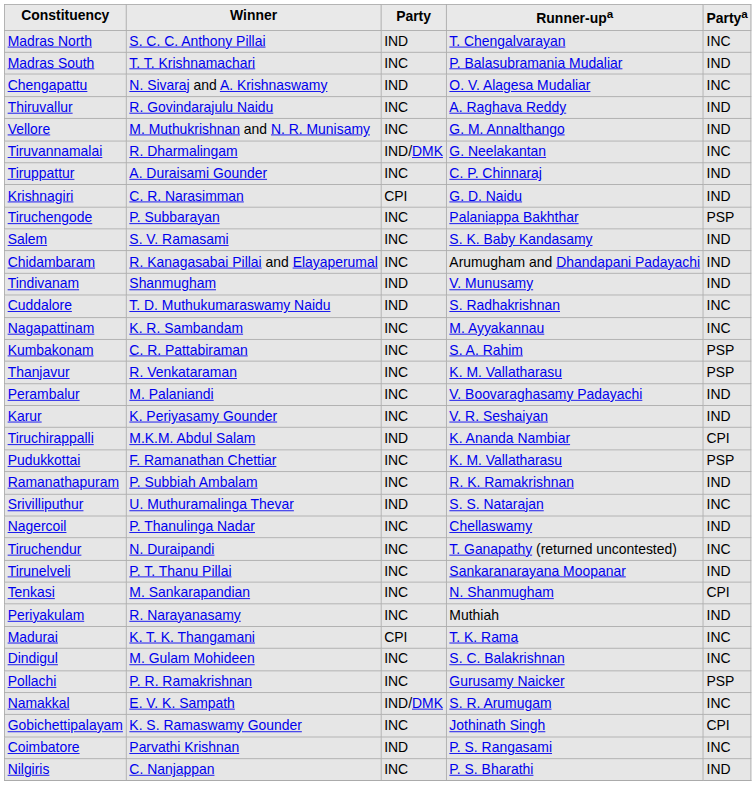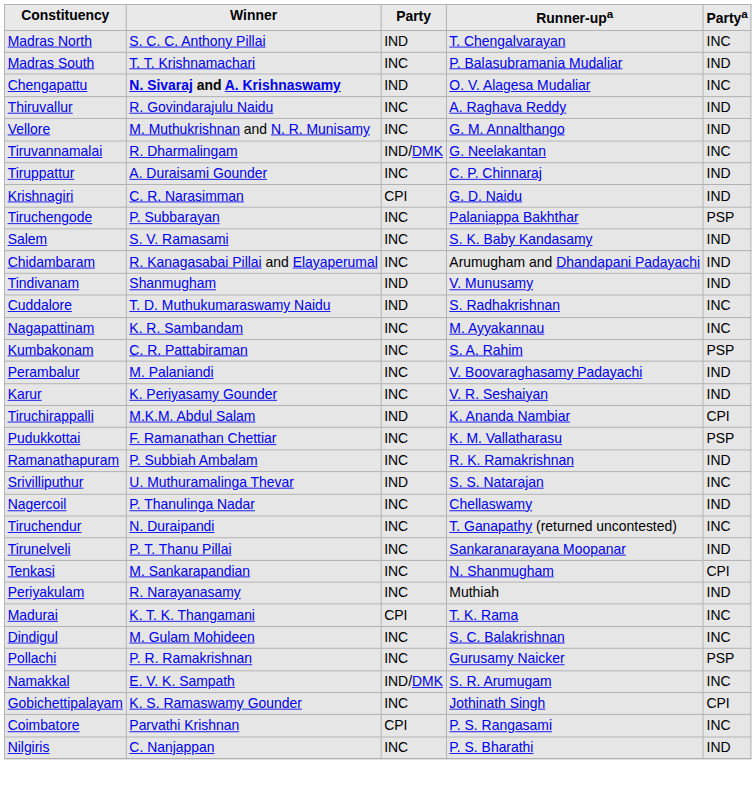(228, 85) normal -> (235, 85) bold
- row: (39, 372)
(396, 747) IND -> (396, 725) CPI
